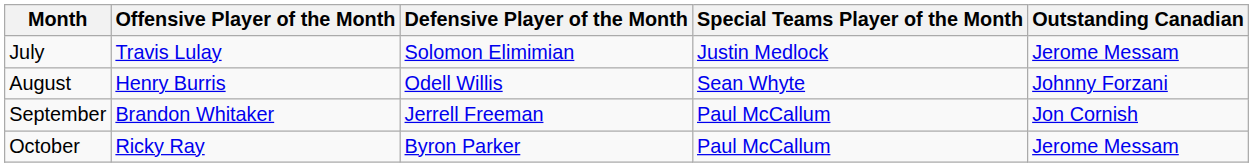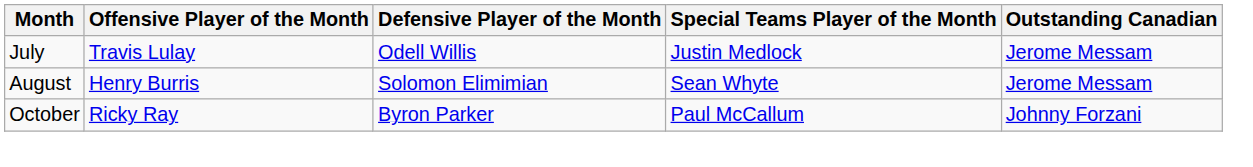(489, 51) Solomon Elimimian -> (427, 51) Odell Willis
(454, 83) Odell Willis -> (463, 83) Solomon Elimimian
(1100, 83) Johnny Forzani -> (1079, 83) Jerome Messam
- row: (58, 114)
(1105, 146) Jerome Messam -> (1074, 114) Johnny Forzani
